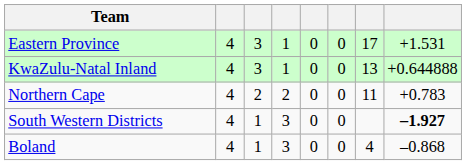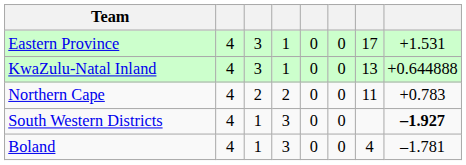(423, 146) –0.868 -> (423, 146) –1.781
